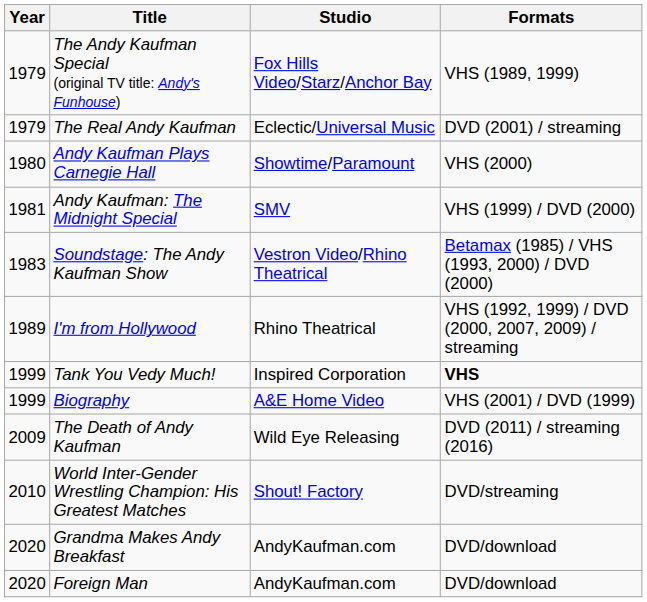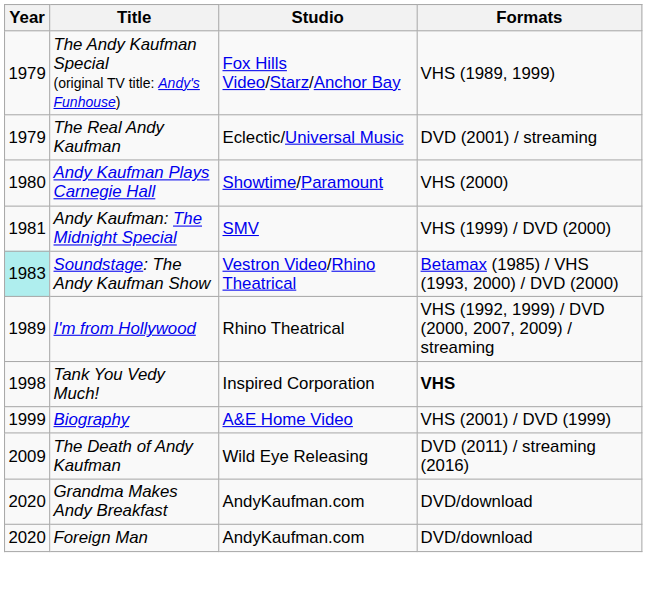(27, 264) no background -> (27, 273) paleturquoise background
(27, 374) 1999 -> (27, 383) 1998
- row: (146, 492)
